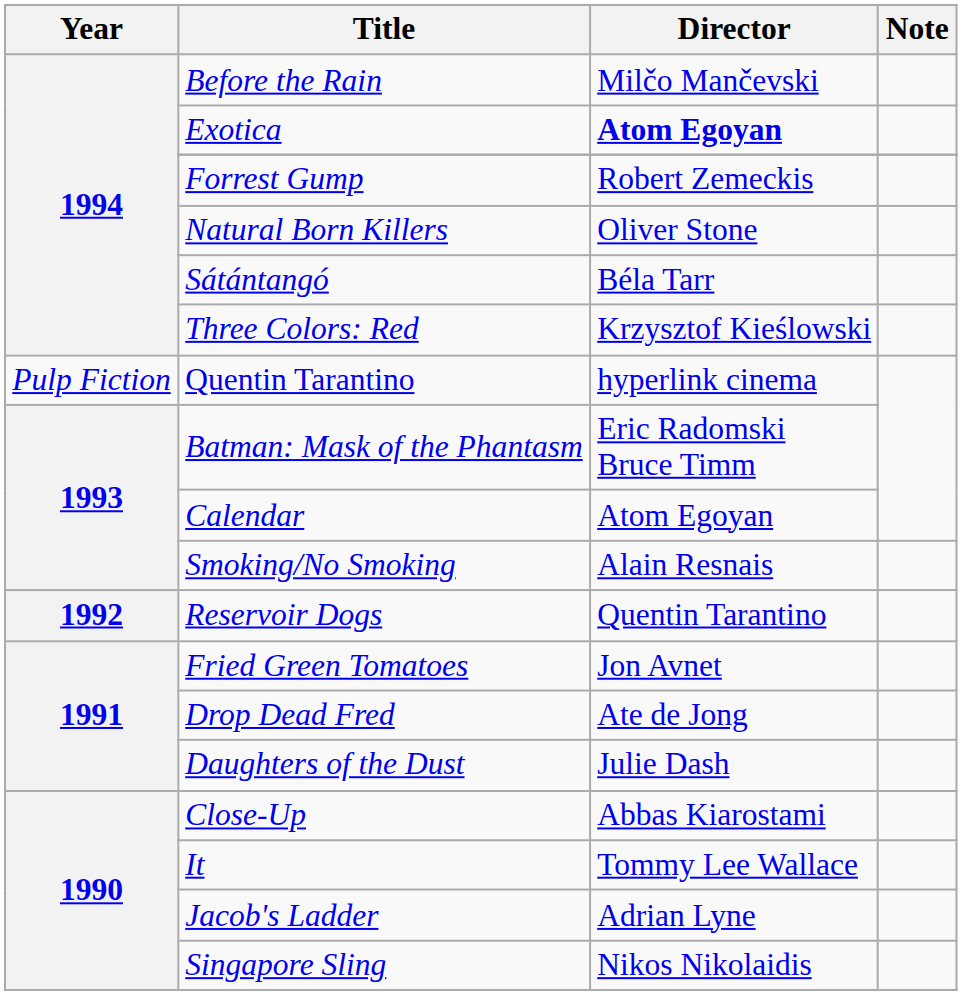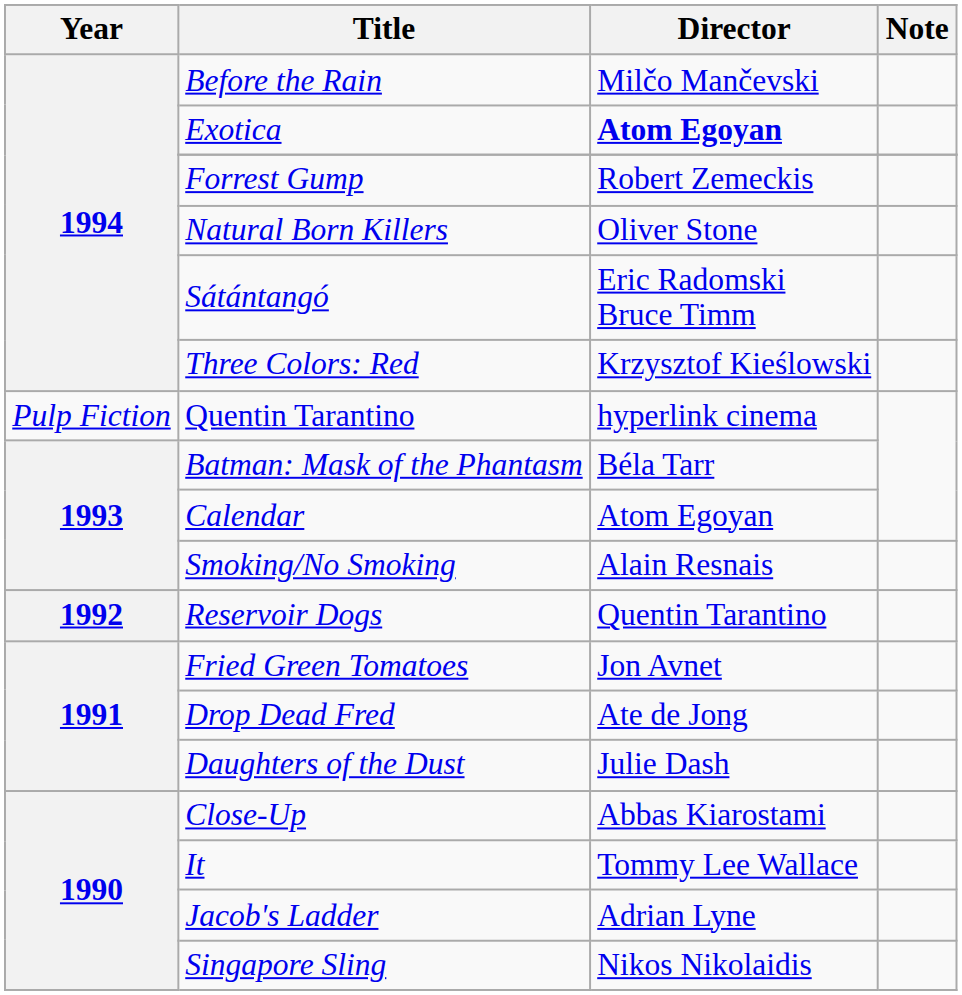(656, 279) Béla Tarr -> (691, 297) Eric Radomski Bruce Timm
(691, 447) Eric Radomski Bruce Timm -> (656, 464) Béla Tarr
